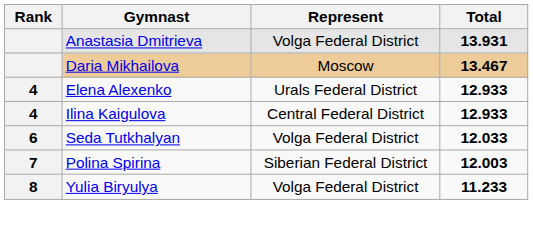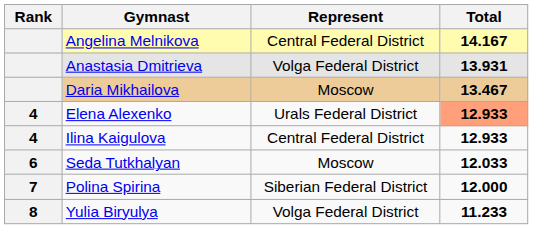+ row: (132, 41)
(484, 90) no background -> (484, 114) lightsalmon background
(346, 138) Volga Federal District -> (346, 163) Moscow
(484, 163) 12.003 -> (484, 187) 12.000
